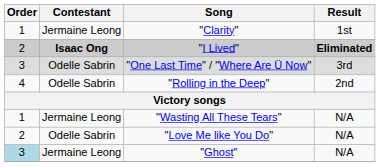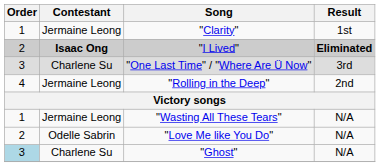(82, 65) Odelle Sabrin -> (82, 65) Charlene Su
(82, 83) Odelle Sabrin -> (82, 83) Jermaine Leong
(82, 153) Jermaine Leong -> (82, 153) Charlene Su
